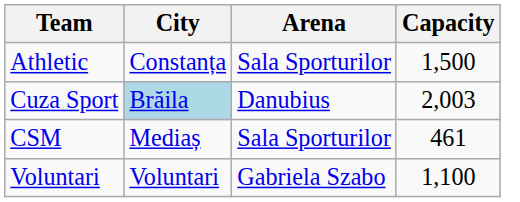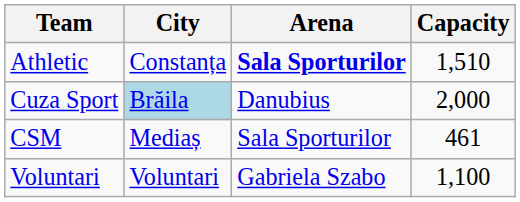(314, 61) normal -> (322, 61) bold
(448, 61) 1,500 -> (463, 61) 1,510
(448, 100) 2,003 -> (463, 100) 2,000
